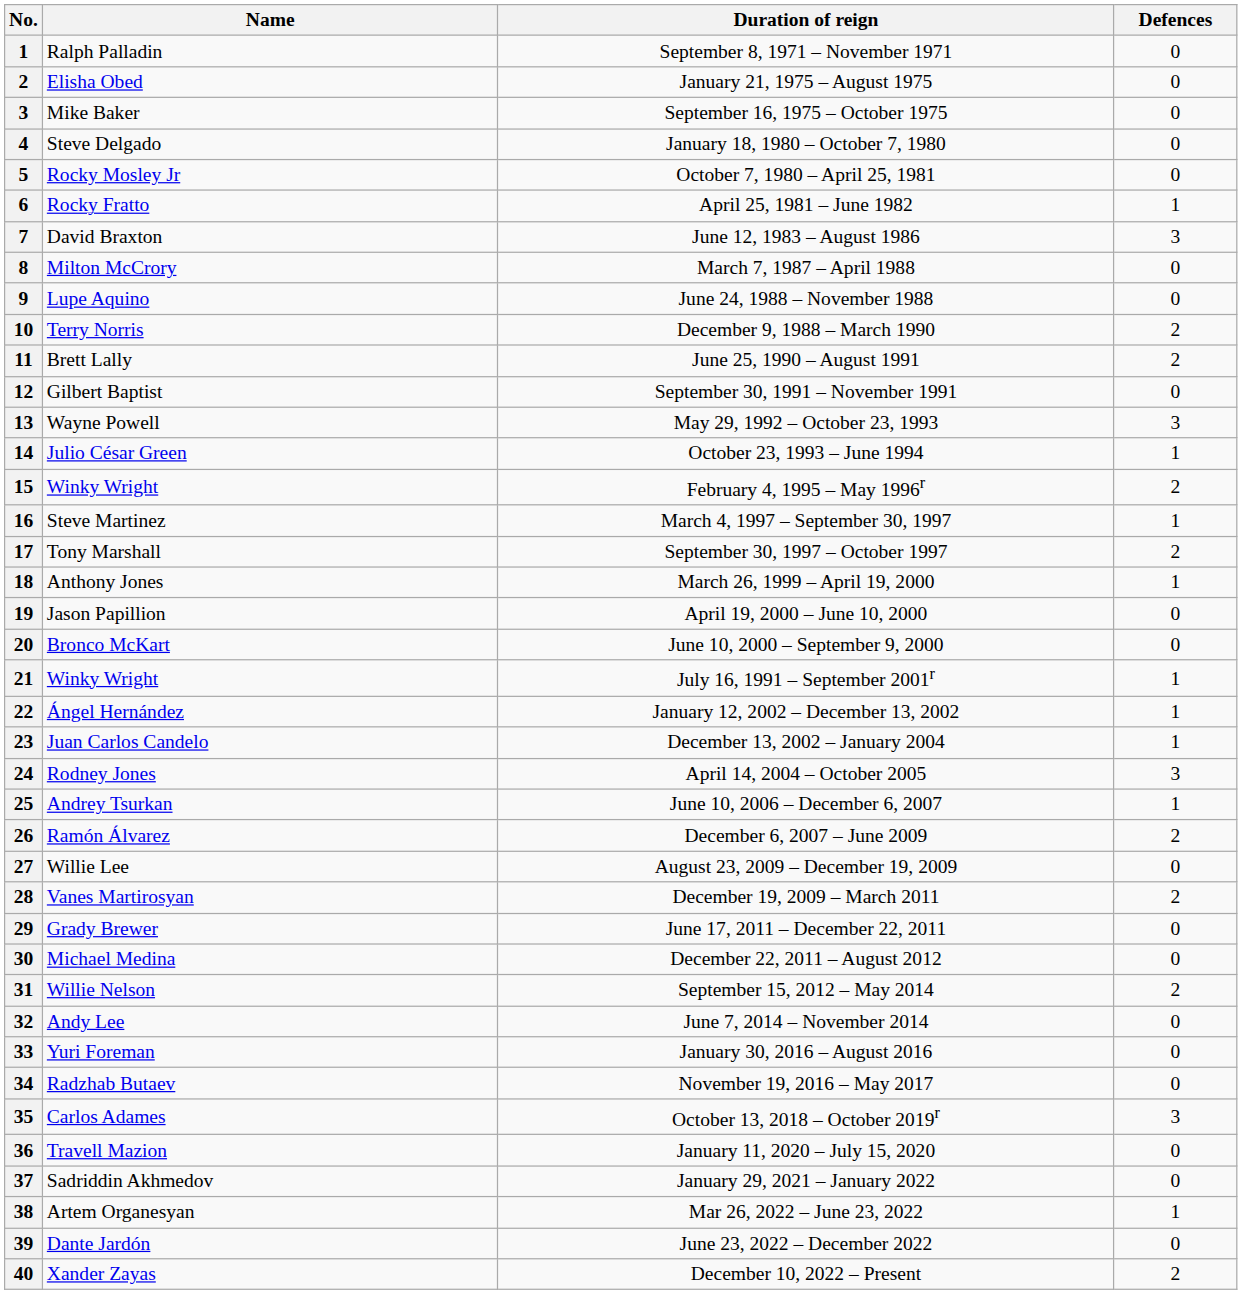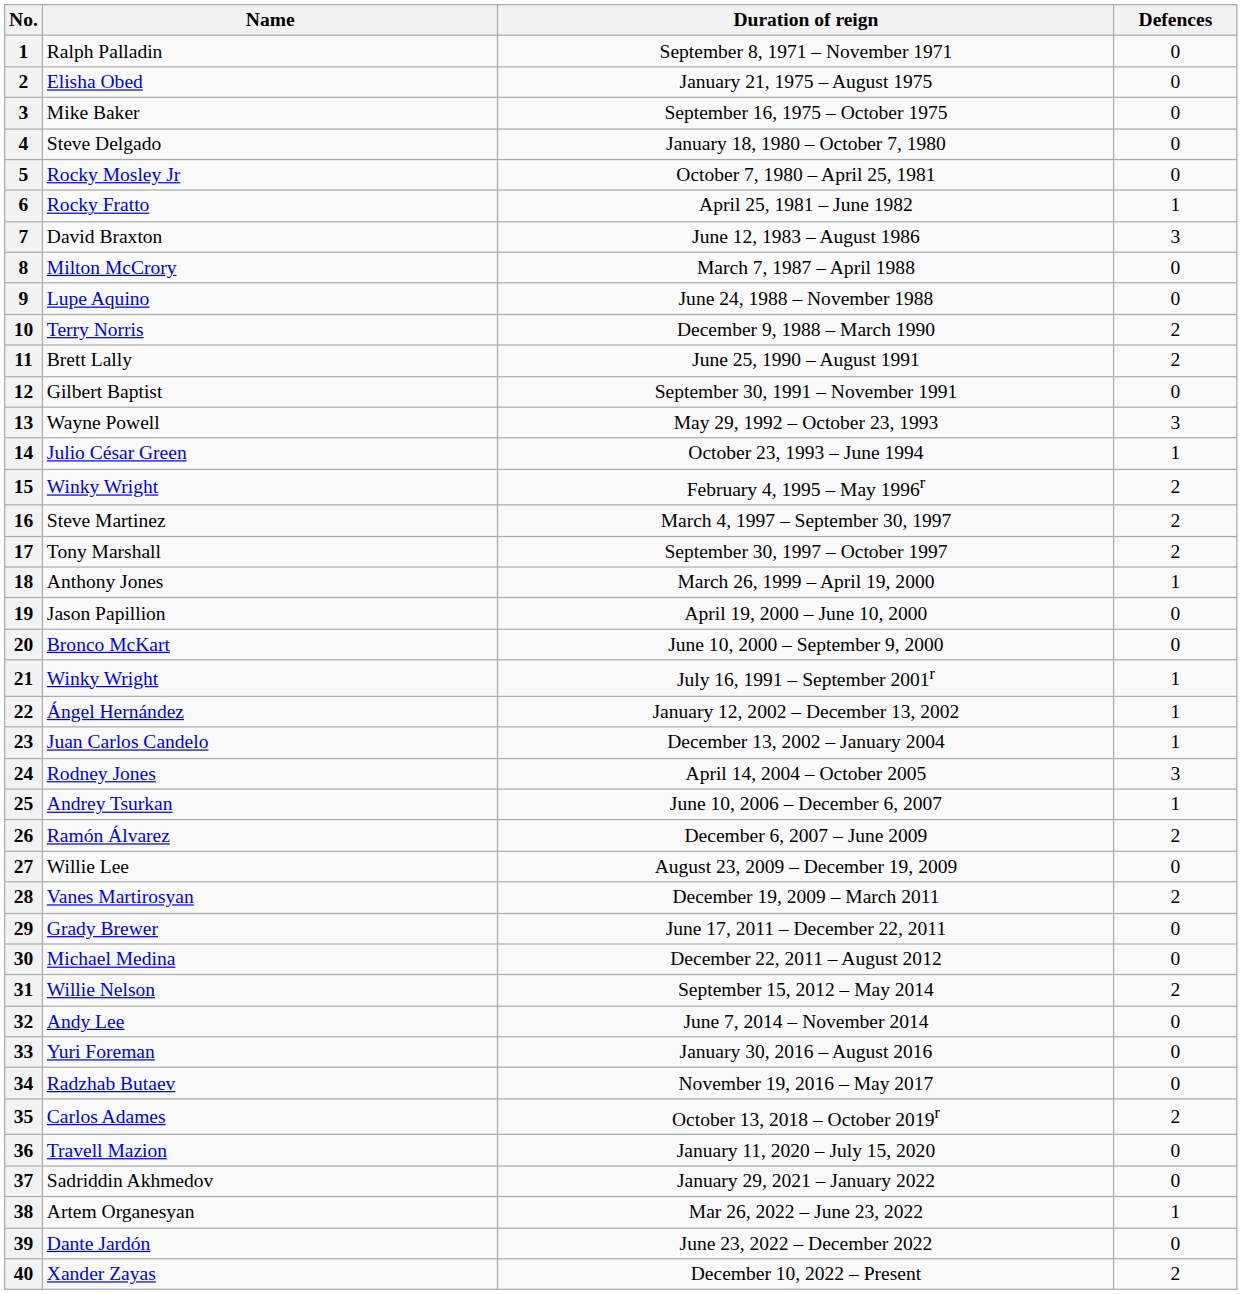(1175, 520) 1 -> (1175, 520) 2
(1175, 1116) 3 -> (1175, 1116) 2
